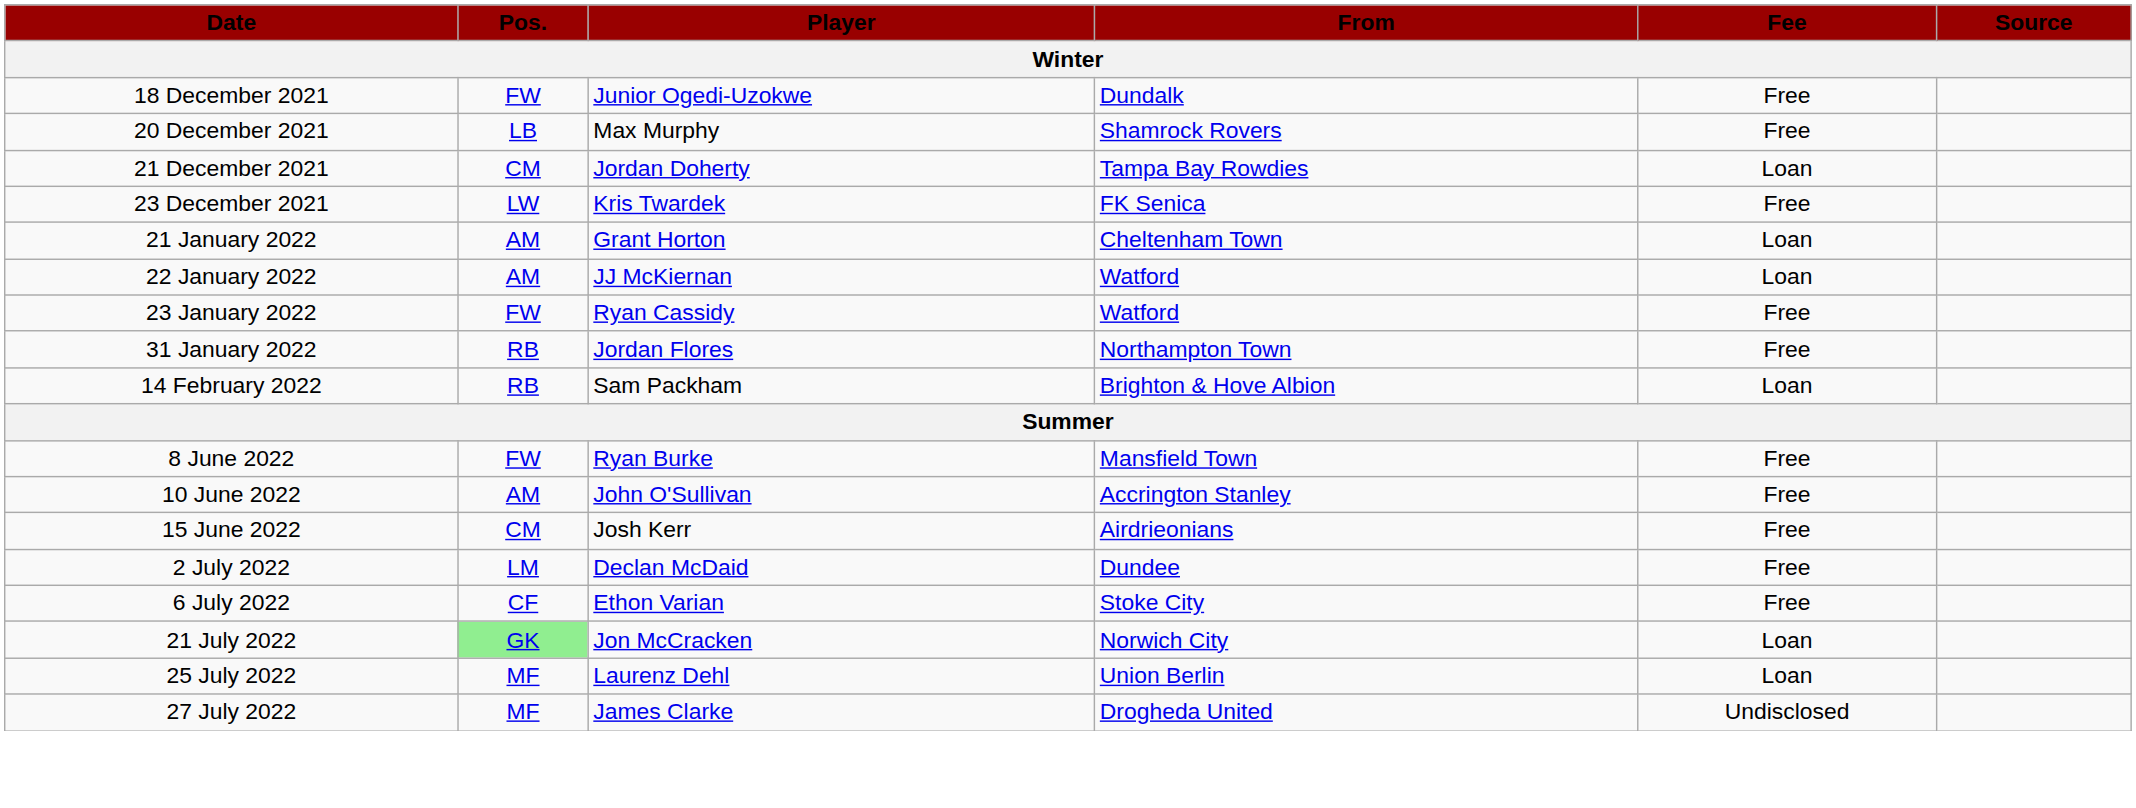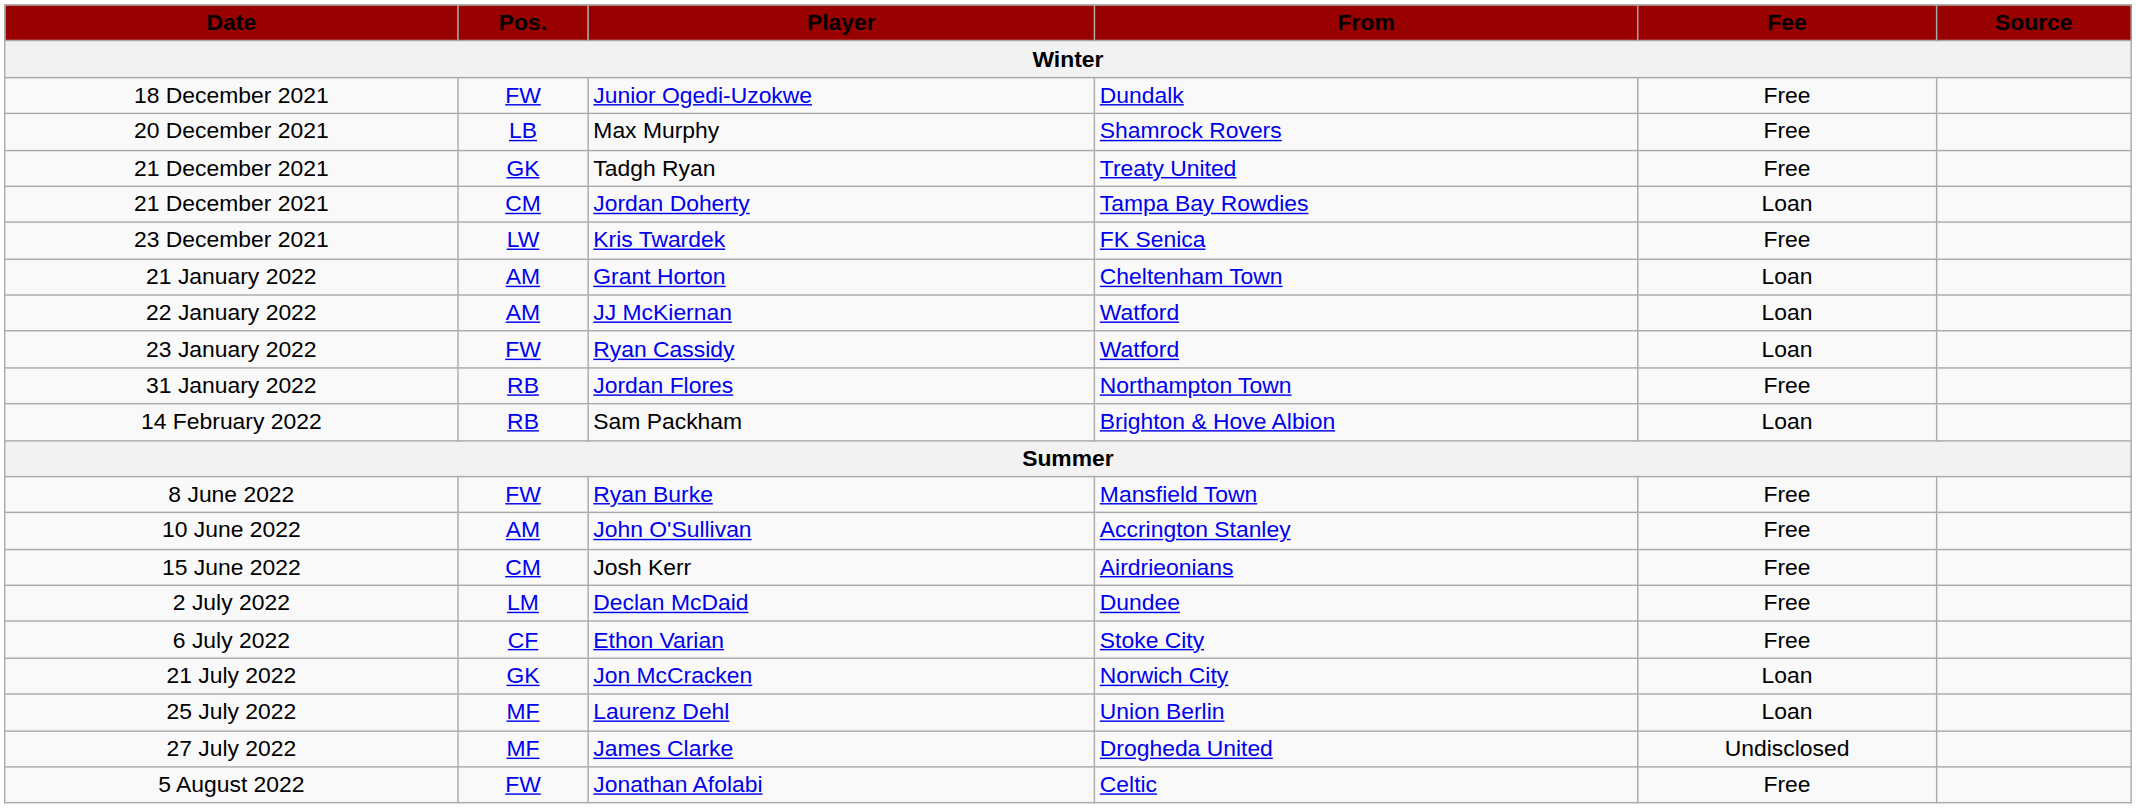+ row: (654, 167)
(1787, 312) Free -> (1787, 349) Loan
(523, 639) lightgreen background -> (523, 675) no background
+ row: (678, 784)
